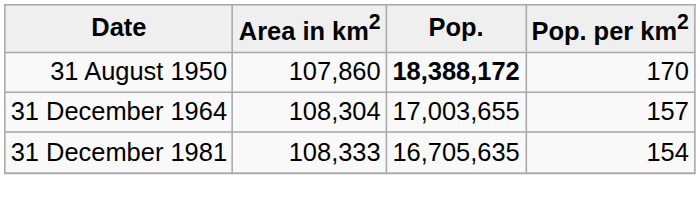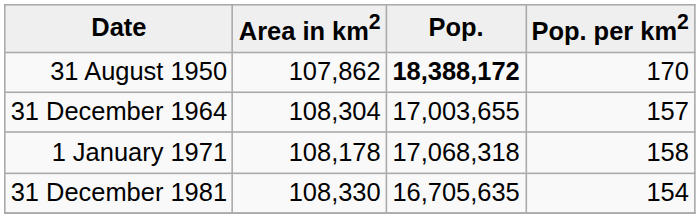(335, 71) 107,860 -> (335, 71) 107,862
+ row: (139, 152)
(335, 152) 108,333 -> (335, 192) 108,330
